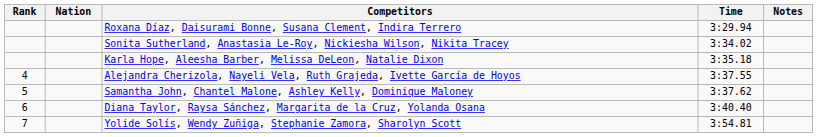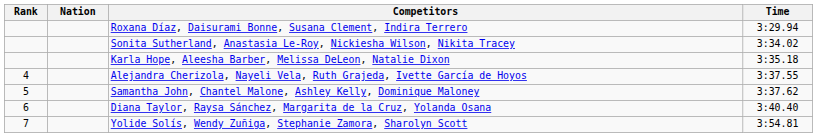- column: (788, 13)
